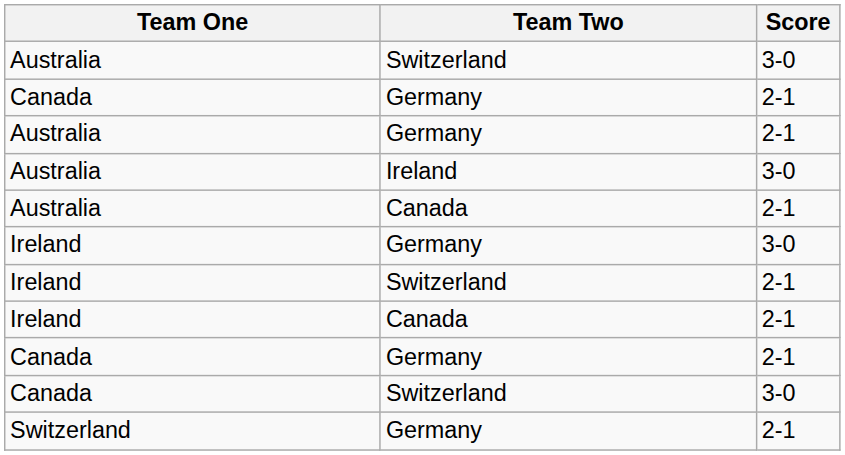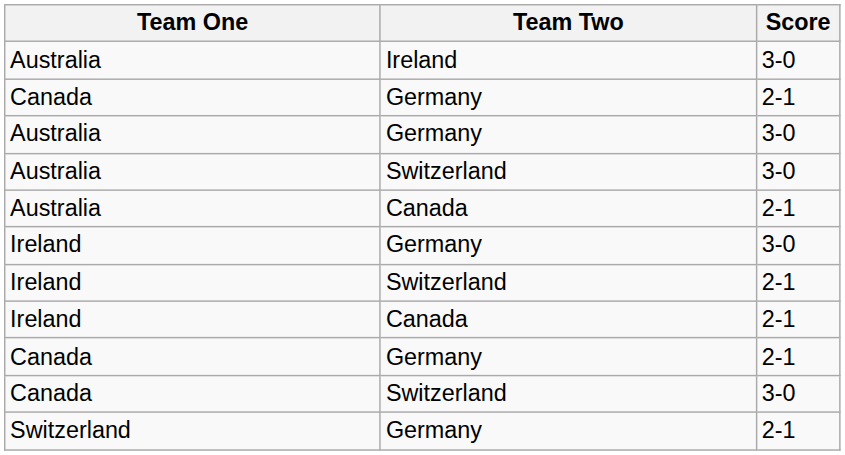rows swapped: (56, 171) <-> (56, 60)
(779, 134) 2-1 -> (779, 134) 3-0
